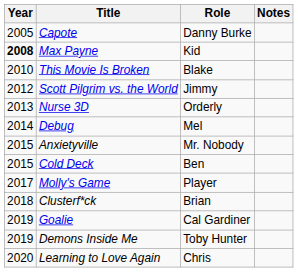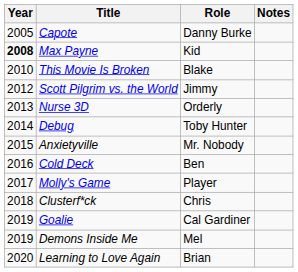(193, 126) Mel -> (215, 126) Toby Hunter
(20, 164) 2015 -> (20, 164) 2016
(197, 201) Brian -> (197, 201) Chris
(215, 239) Toby Hunter -> (193, 239) Mel
(197, 257) Chris -> (197, 257) Brian
